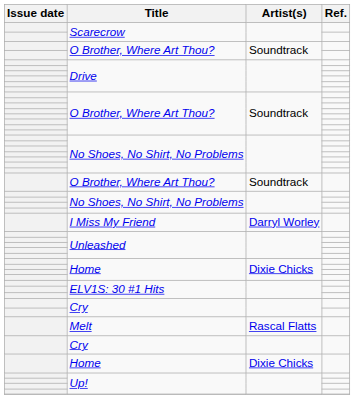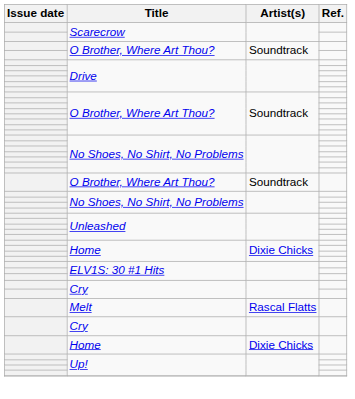- row: (112, 222)
